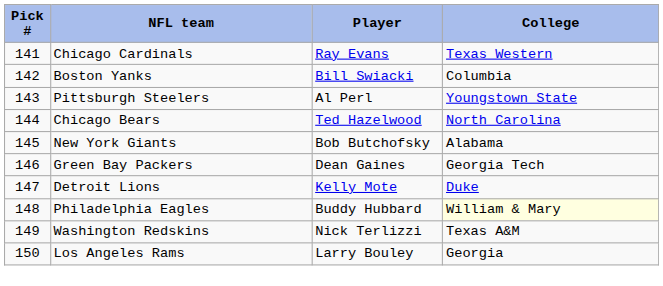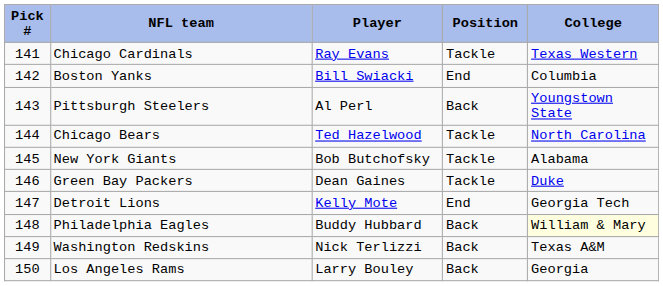+ column: (485, 24)
(495, 165) Georgia Tech -> (547, 181) Duke
(462, 187) Duke -> (580, 203) Georgia Tech
